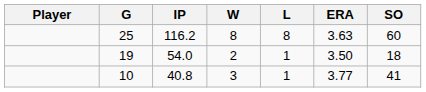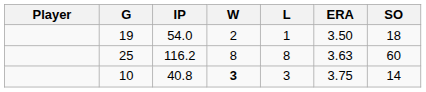rows swapped: (126, 35) <-> (126, 55)
(233, 76) normal -> (233, 76) bold
(287, 76) 1 -> (287, 76) 3
(340, 76) 3.77 -> (340, 76) 3.75
(394, 76) 41 -> (394, 76) 14
